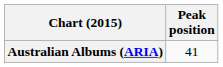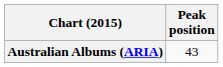(192, 51) 41 -> (192, 51) 43
